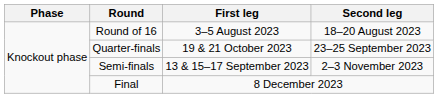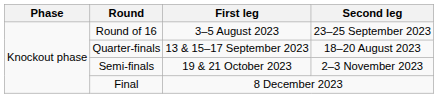(372, 31) 18–20 August 2023 -> (372, 31) 23–25 September 2023
(237, 48) 19 & 21 October 2023 -> (237, 48) 13 & 15–17 September 2023
(372, 48) 23–25 September 2023 -> (372, 48) 18–20 August 2023
(237, 66) 13 & 15–17 September 2023 -> (237, 66) 19 & 21 October 2023
